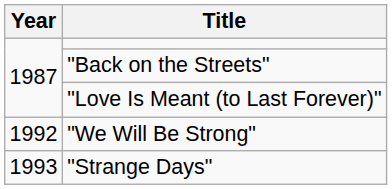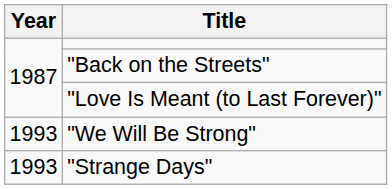(33, 133) 1992 -> (33, 133) 1993
